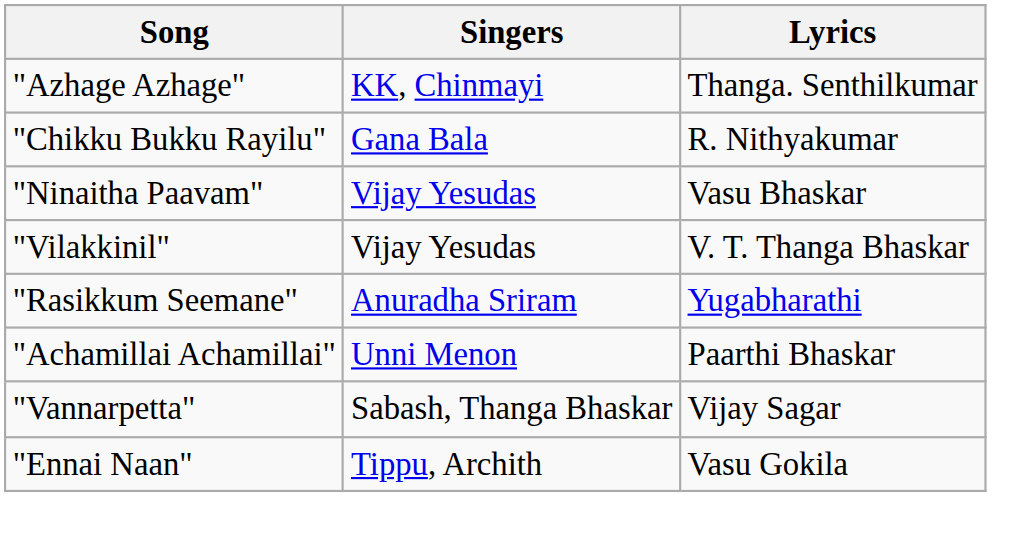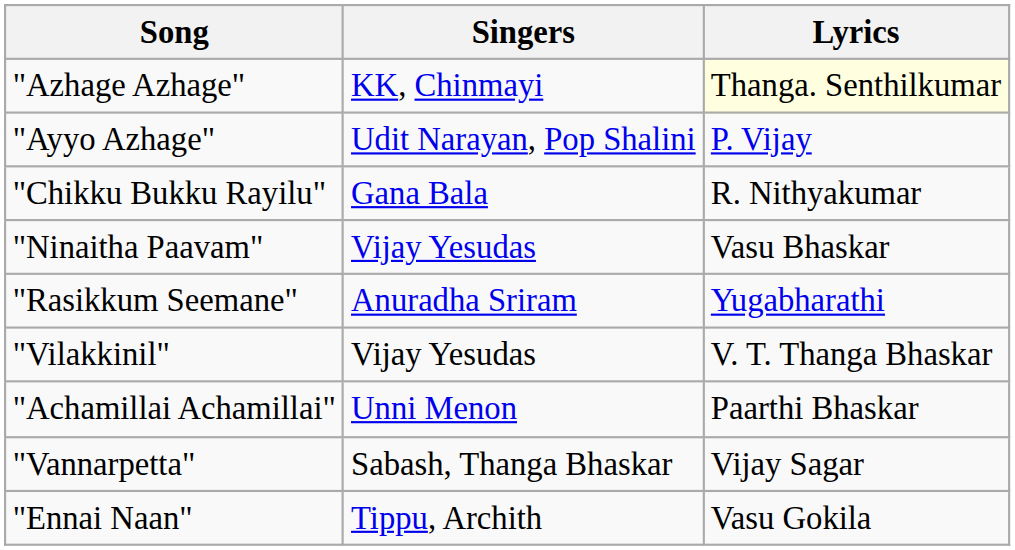(833, 85) no background -> (856, 85) lightyellow background
+ row: (114, 139)
rows swapped: (155, 301) <-> (91, 247)
